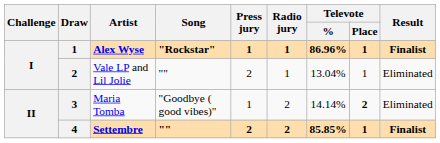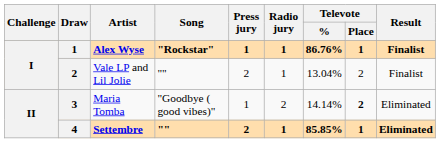(328, 49) 86.96% -> (324, 49) 86.76%
(365, 73) 1 -> (361, 73) 2
(408, 73) Eliminated -> (406, 73) Finalist
(287, 129) 2 -> (284, 129) 1
(408, 129) Finalist -> (406, 129) Eliminated
